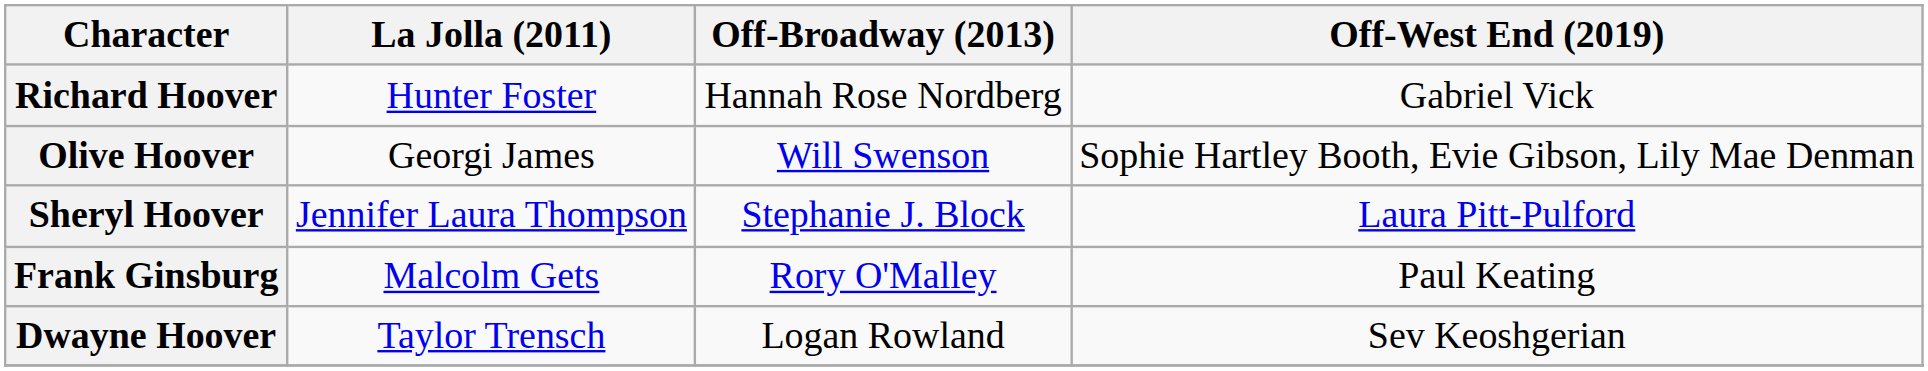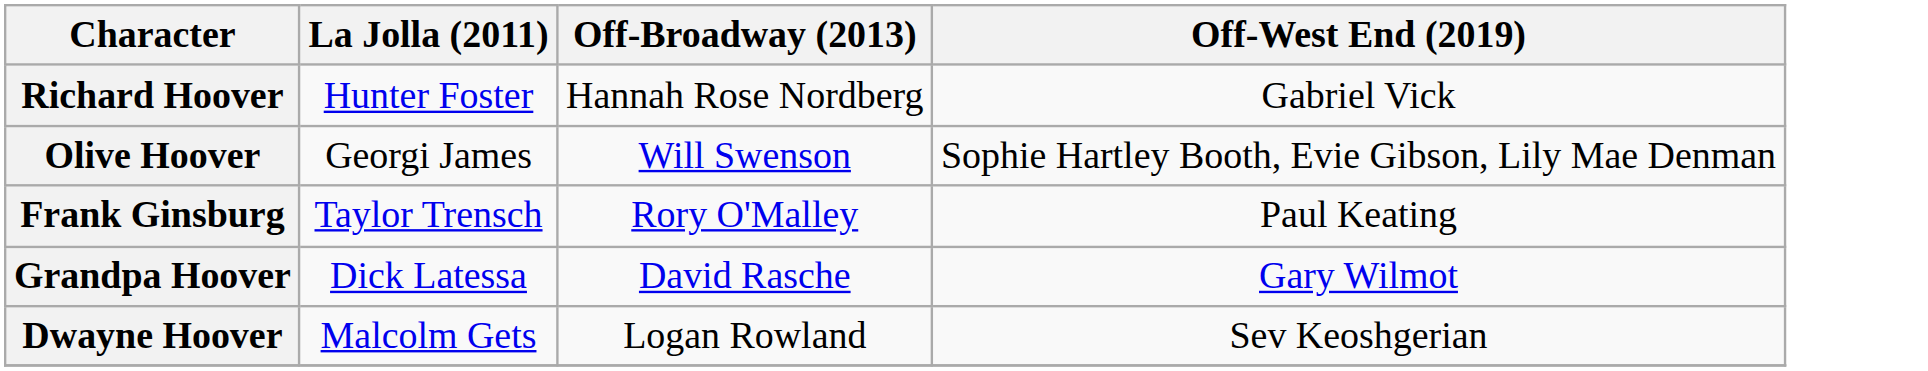- row: (146, 214)
(491, 275) Malcolm Gets -> (429, 214) Taylor Trensch
+ row: (152, 275)
(491, 335) Taylor Trensch -> (429, 335) Malcolm Gets
